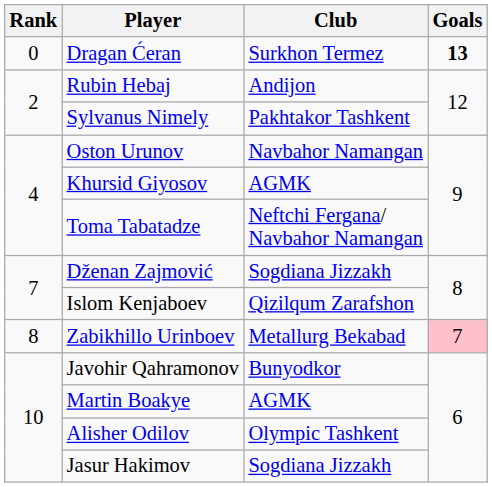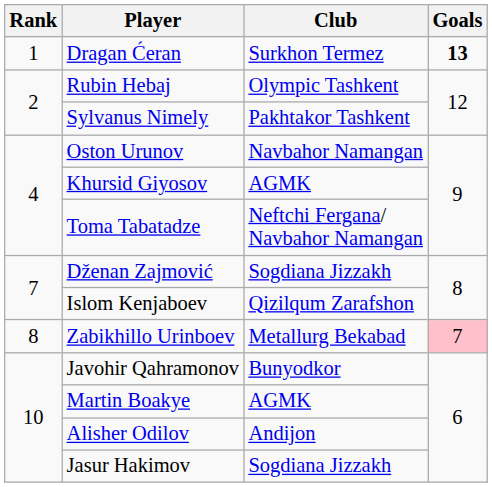(33, 53) 0 -> (33, 53) 1
(282, 85) Andijon -> (323, 85) Olympic Tashkent
(323, 433) Olympic Tashkent -> (282, 433) Andijon
